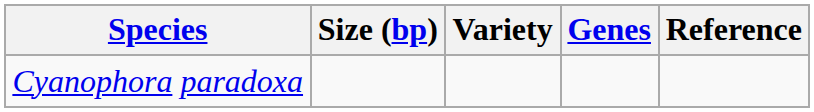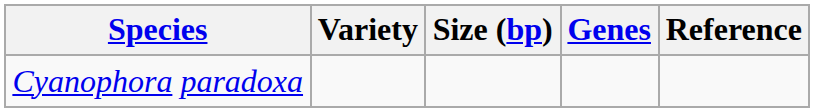columns swapped: (503, 29) <-> (378, 29)
